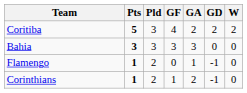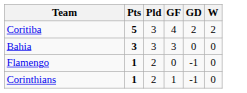- column: (194, 12)
